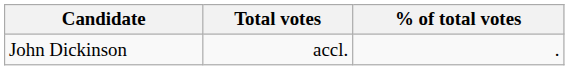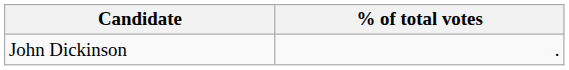- column: (278, 19)
